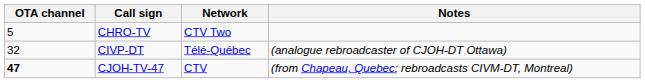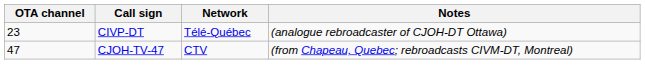- row: (124, 31)
(13, 50) 32 -> (13, 31) 23
(13, 68) bold -> (13, 50) normal
